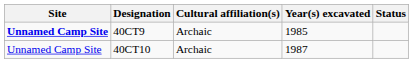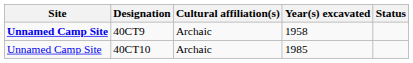(296, 31) 1985 -> (296, 31) 1958
(296, 49) 1987 -> (296, 49) 1985
